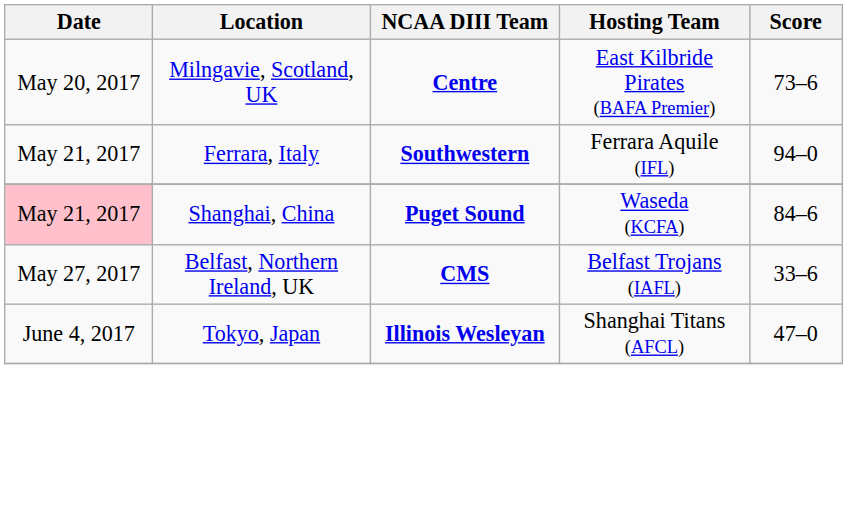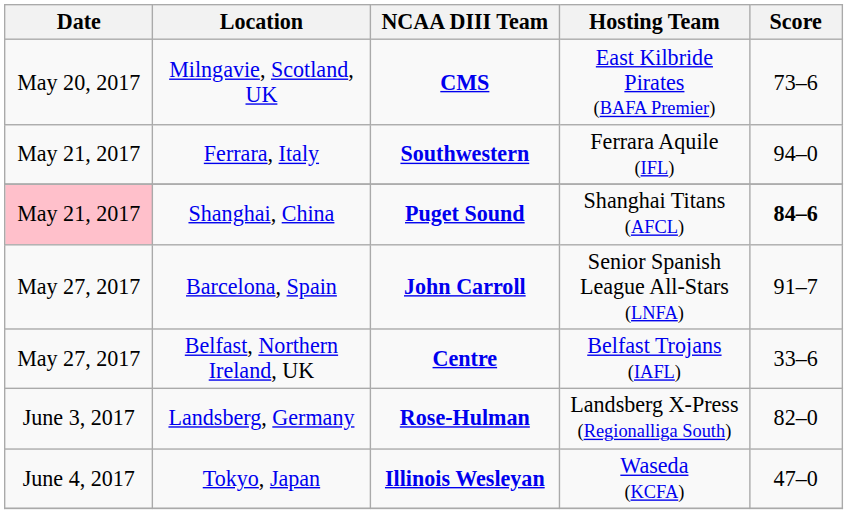(465, 81) Centre -> (465, 81) CMS
(654, 214) Waseda (KCFA) -> (654, 214) Shanghai Titans (AFCL)
(796, 214) normal -> (796, 214) bold
+ row: (261, 286)
(465, 273) CMS -> (465, 358) Centre
+ row: (261, 418)
(654, 333) Shanghai Titans (AFCL) -> (654, 478) Waseda (KCFA)
